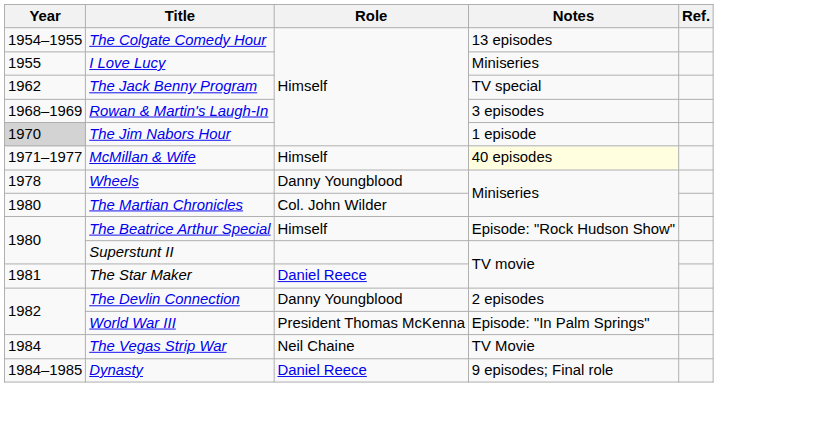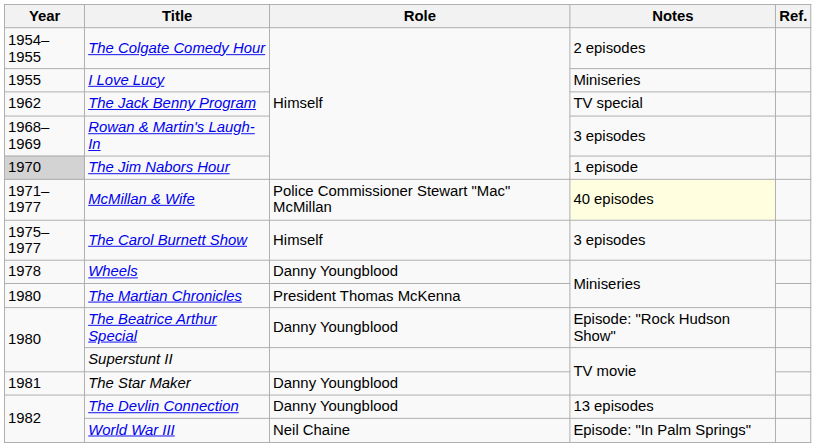(512, 39) 13 episodes -> (609, 48) 2 episodes
(302, 157) Himself -> (392, 199) Police Commissioner Stewart "Mac" McMillan
+ row: (168, 240)
(332, 205) Col. John Wilder -> (367, 295) President Thomas McKenna
(302, 228) Himself -> (336, 327) Danny Youngblood
(322, 275) Daniel Reece -> (336, 383) Danny Youngblood
(508, 299) 2 episodes -> (614, 406) 13 episodes
(371, 323) President Thomas McKenna -> (312, 430) Neil Chaine
- row: (158, 346)
- row: (116, 370)
